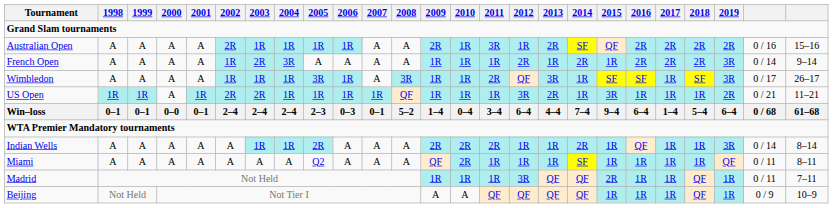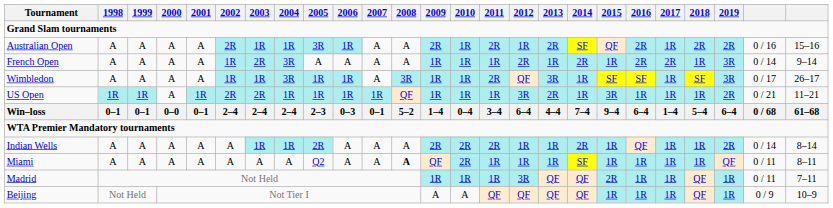(318, 46) 1R -> (318, 46) 3R
(494, 46) 3R -> (494, 46) 2R
(670, 46) 2R -> (670, 46) 1R
(700, 62) 2R -> (700, 62) 1R
(289, 79) 1R -> (289, 79) 3R
(318, 79) 3R -> (318, 79) 1R
(729, 145) 3R -> (729, 145) 2R
(406, 161) normal -> (406, 161) bold
